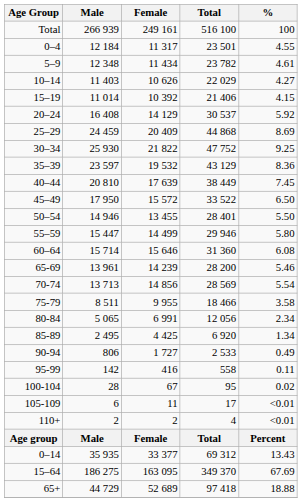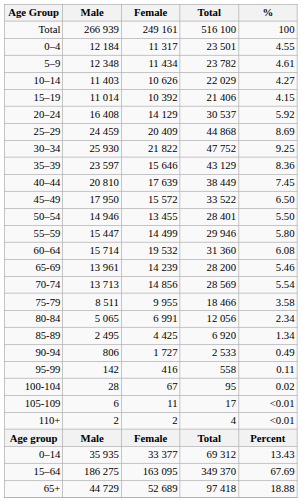(163, 166) 19 532 -> (163, 166) 15 646
(163, 251) 15 646 -> (163, 251) 19 532
